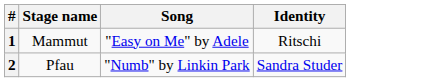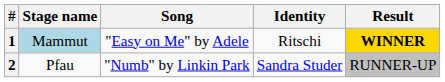+ column: (393, 16)
(60, 40) no background -> (60, 40) lightblue background
